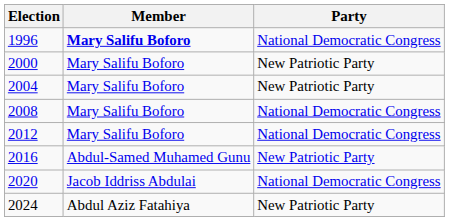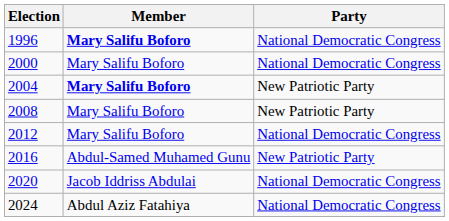(316, 63) New Patriotic Party -> (349, 63) National Democratic Congress
(126, 87) normal -> (129, 87) bold
(349, 110) National Democratic Congress -> (316, 110) New Patriotic Party
(316, 205) New Patriotic Party -> (349, 205) National Democratic Congress
